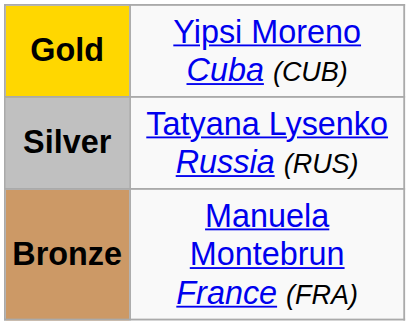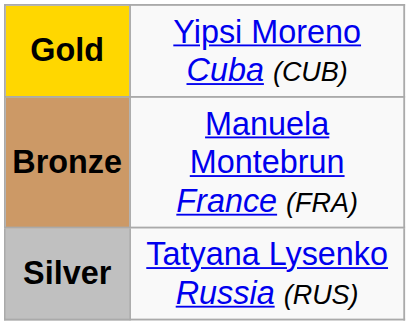rows swapped: (67, 142) <-> (67, 253)
